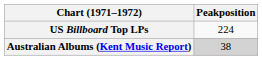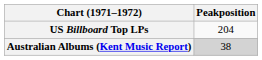(226, 30) 224 -> (226, 30) 204
